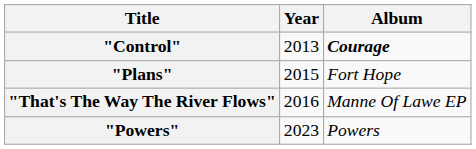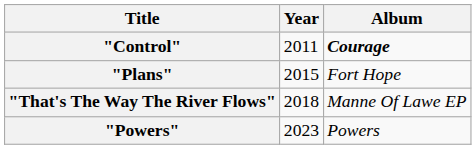(301, 46) 2013 -> (301, 46) 2011
(301, 102) 2016 -> (301, 102) 2018
